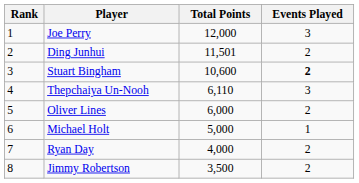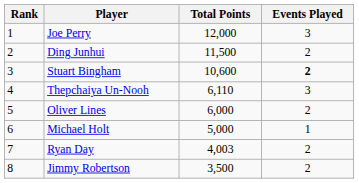(220, 52) 11,501 -> (220, 52) 11,500
(220, 148) 4,000 -> (220, 148) 4,003
